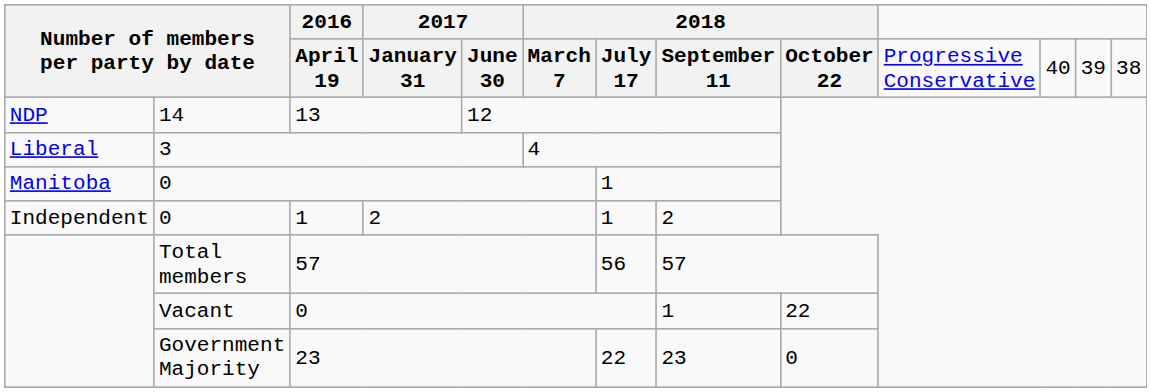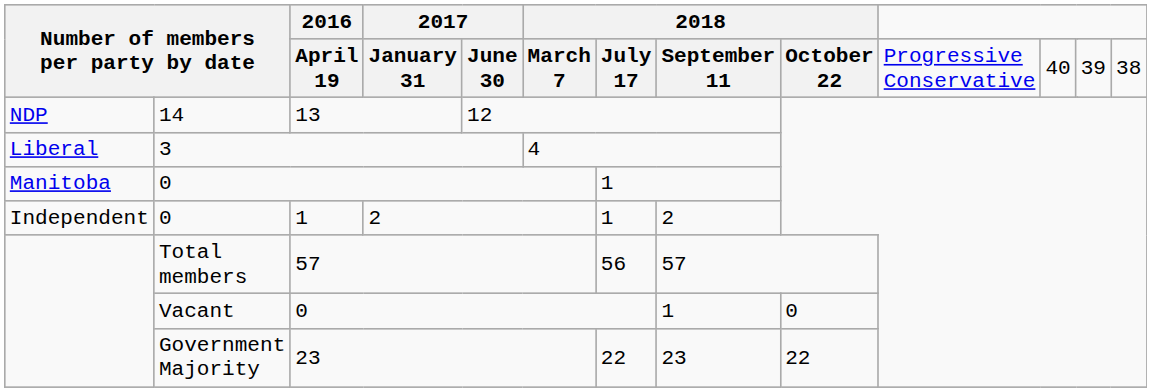(798, 311) 22 -> (792, 311) 0
(792, 357) 0 -> (798, 357) 22
